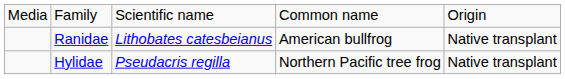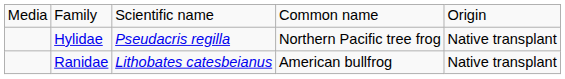rows swapped: (81, 39) <-> (78, 62)
